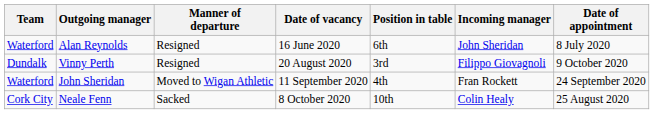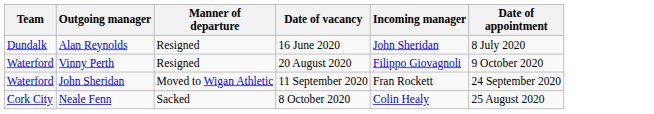- column: (413, 20)
(30, 44) Waterford -> (27, 44) Dundalk
(27, 63) Dundalk -> (30, 63) Waterford
